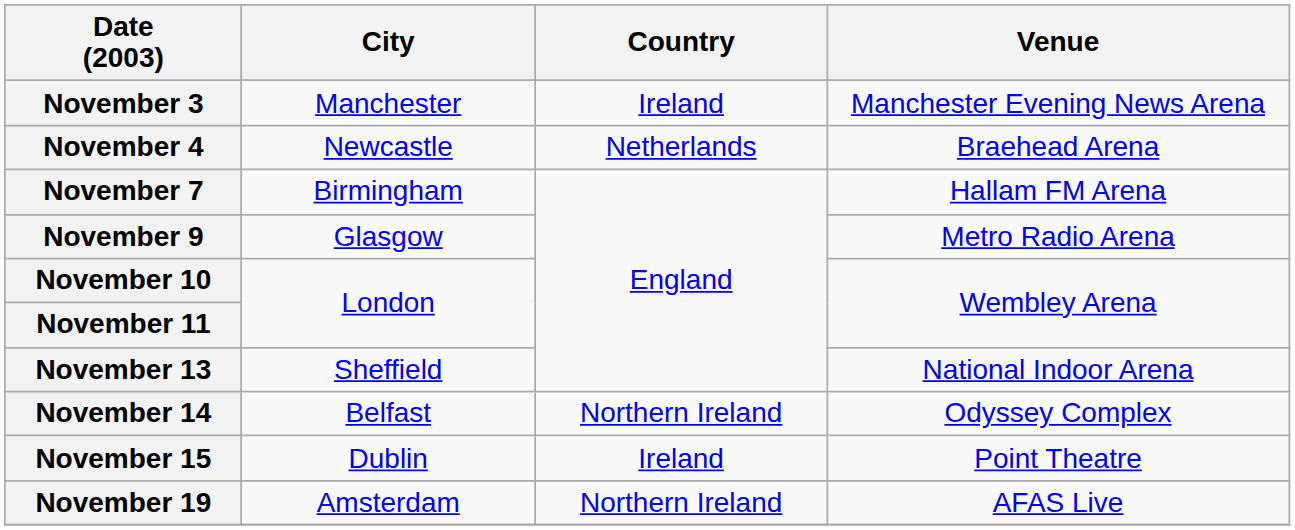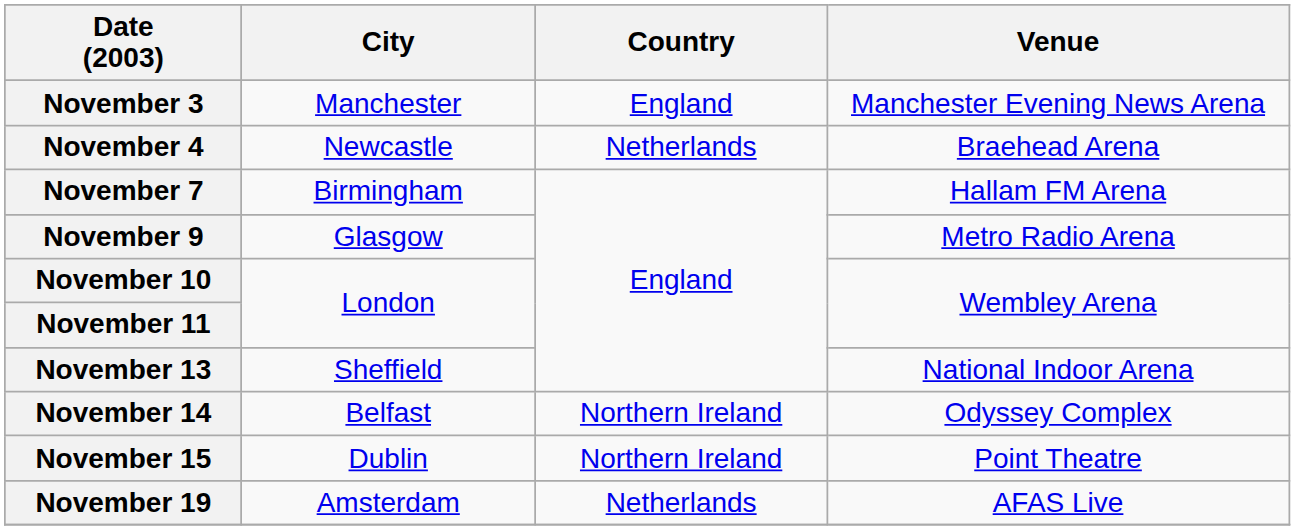(681, 102) Ireland -> (681, 102) England
(681, 457) Ireland -> (681, 457) Northern Ireland
(681, 502) Northern Ireland -> (681, 502) Netherlands
